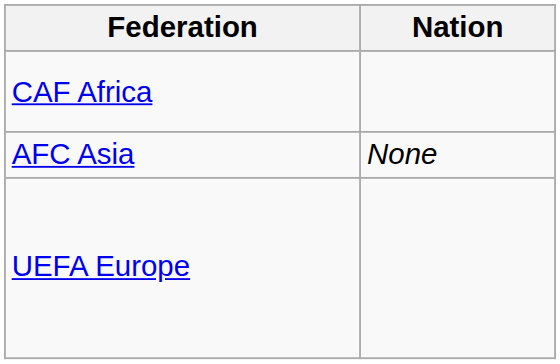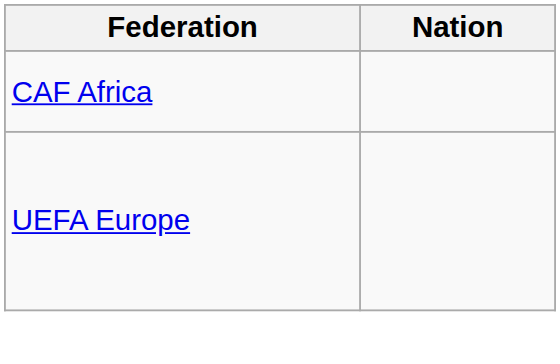- row: (73, 154)
